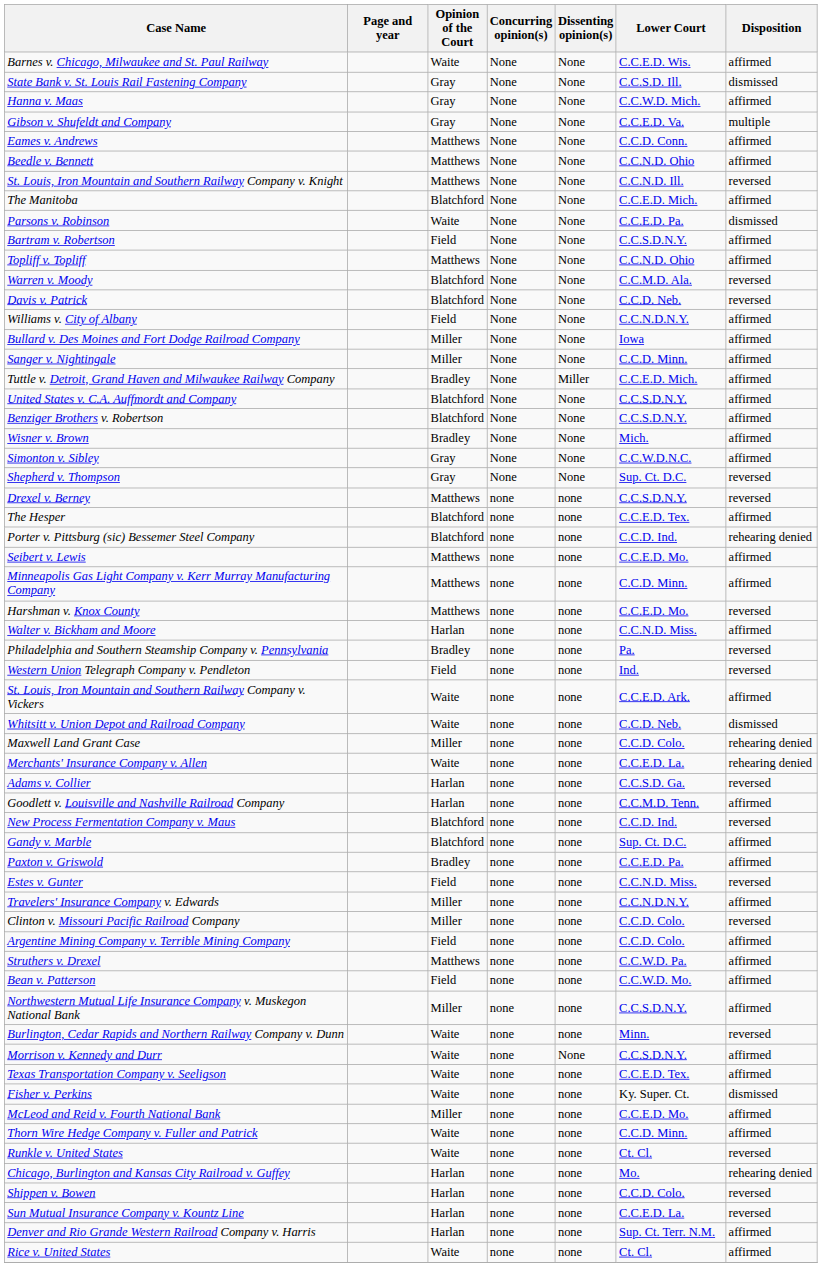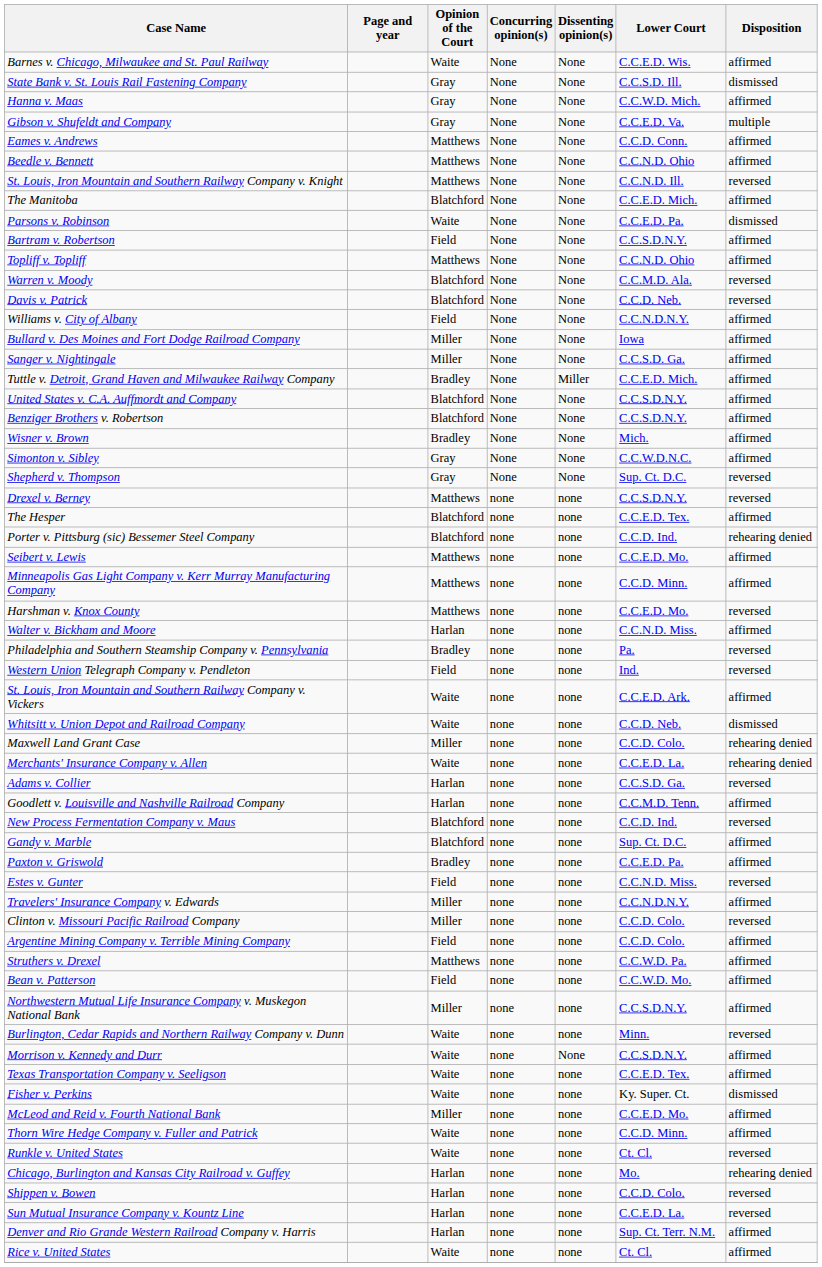(653, 359) C.C.D. Minn. -> (652, 359) C.C.S.D. Ga.
